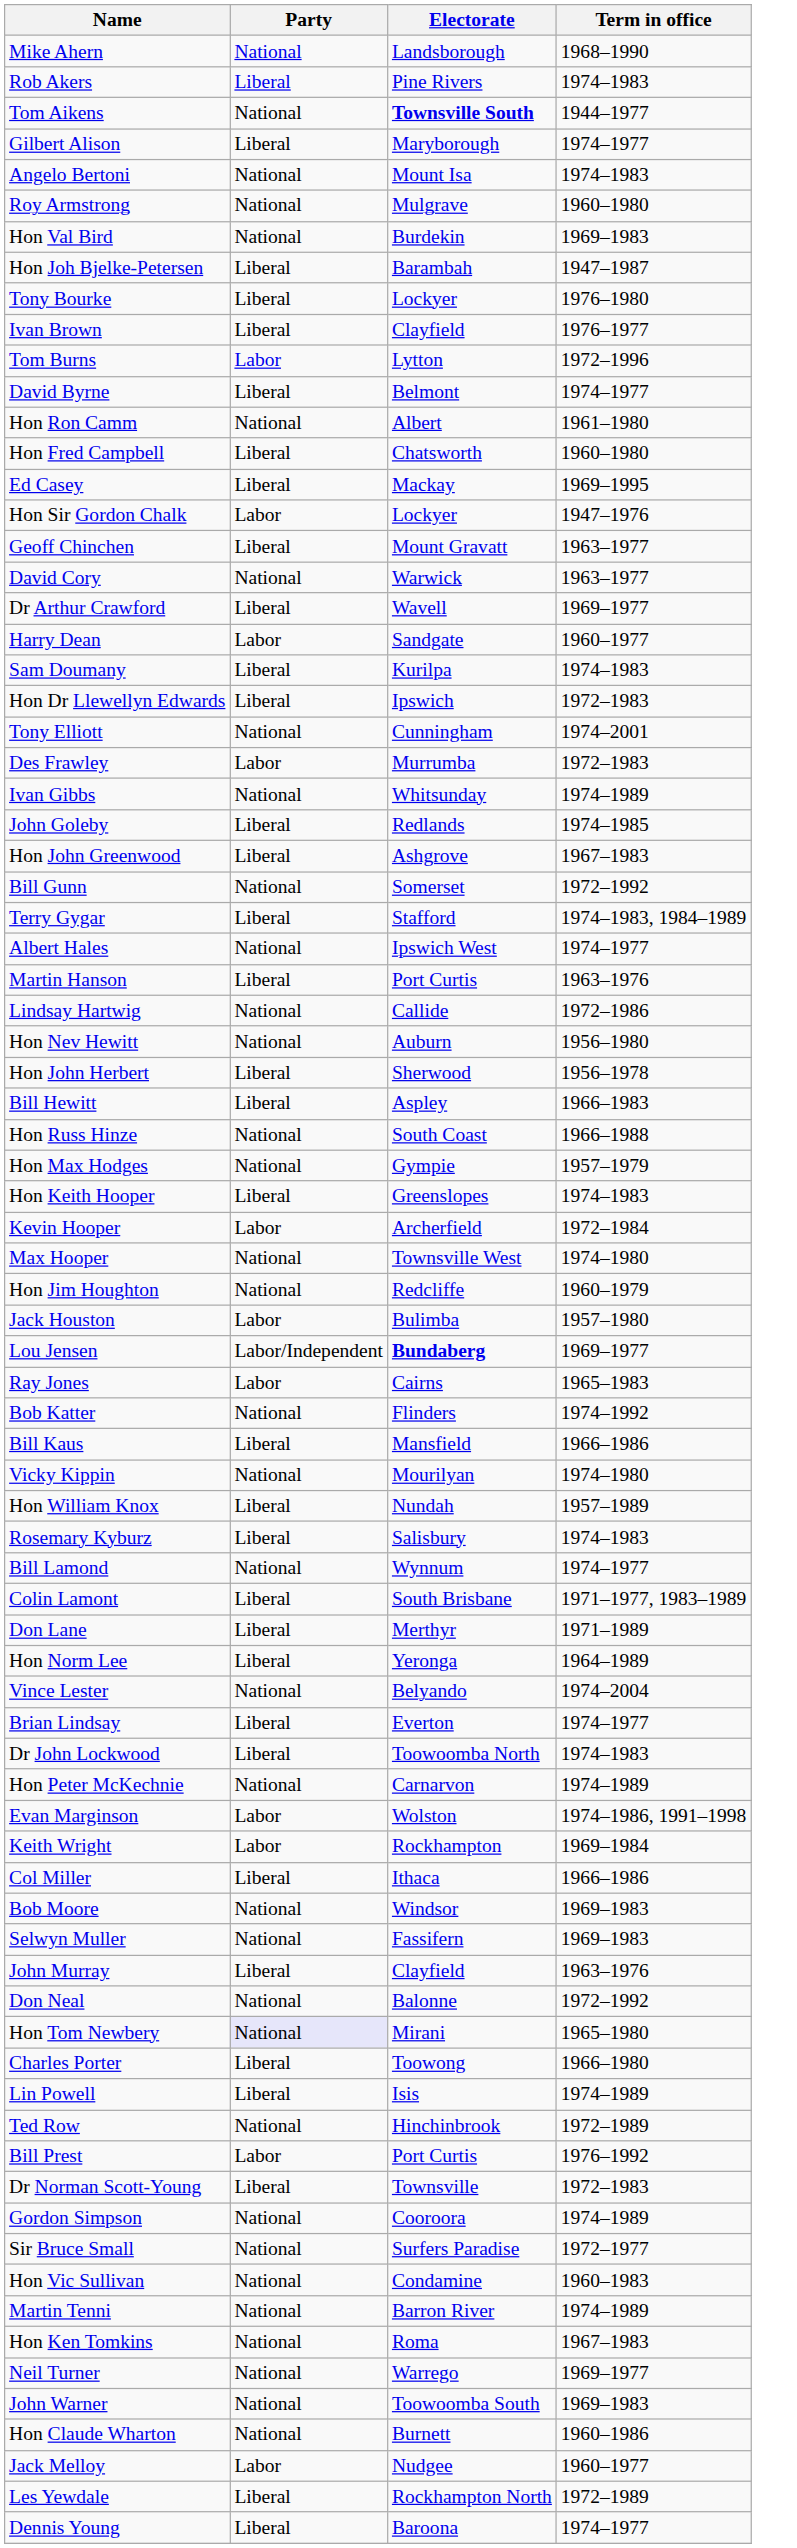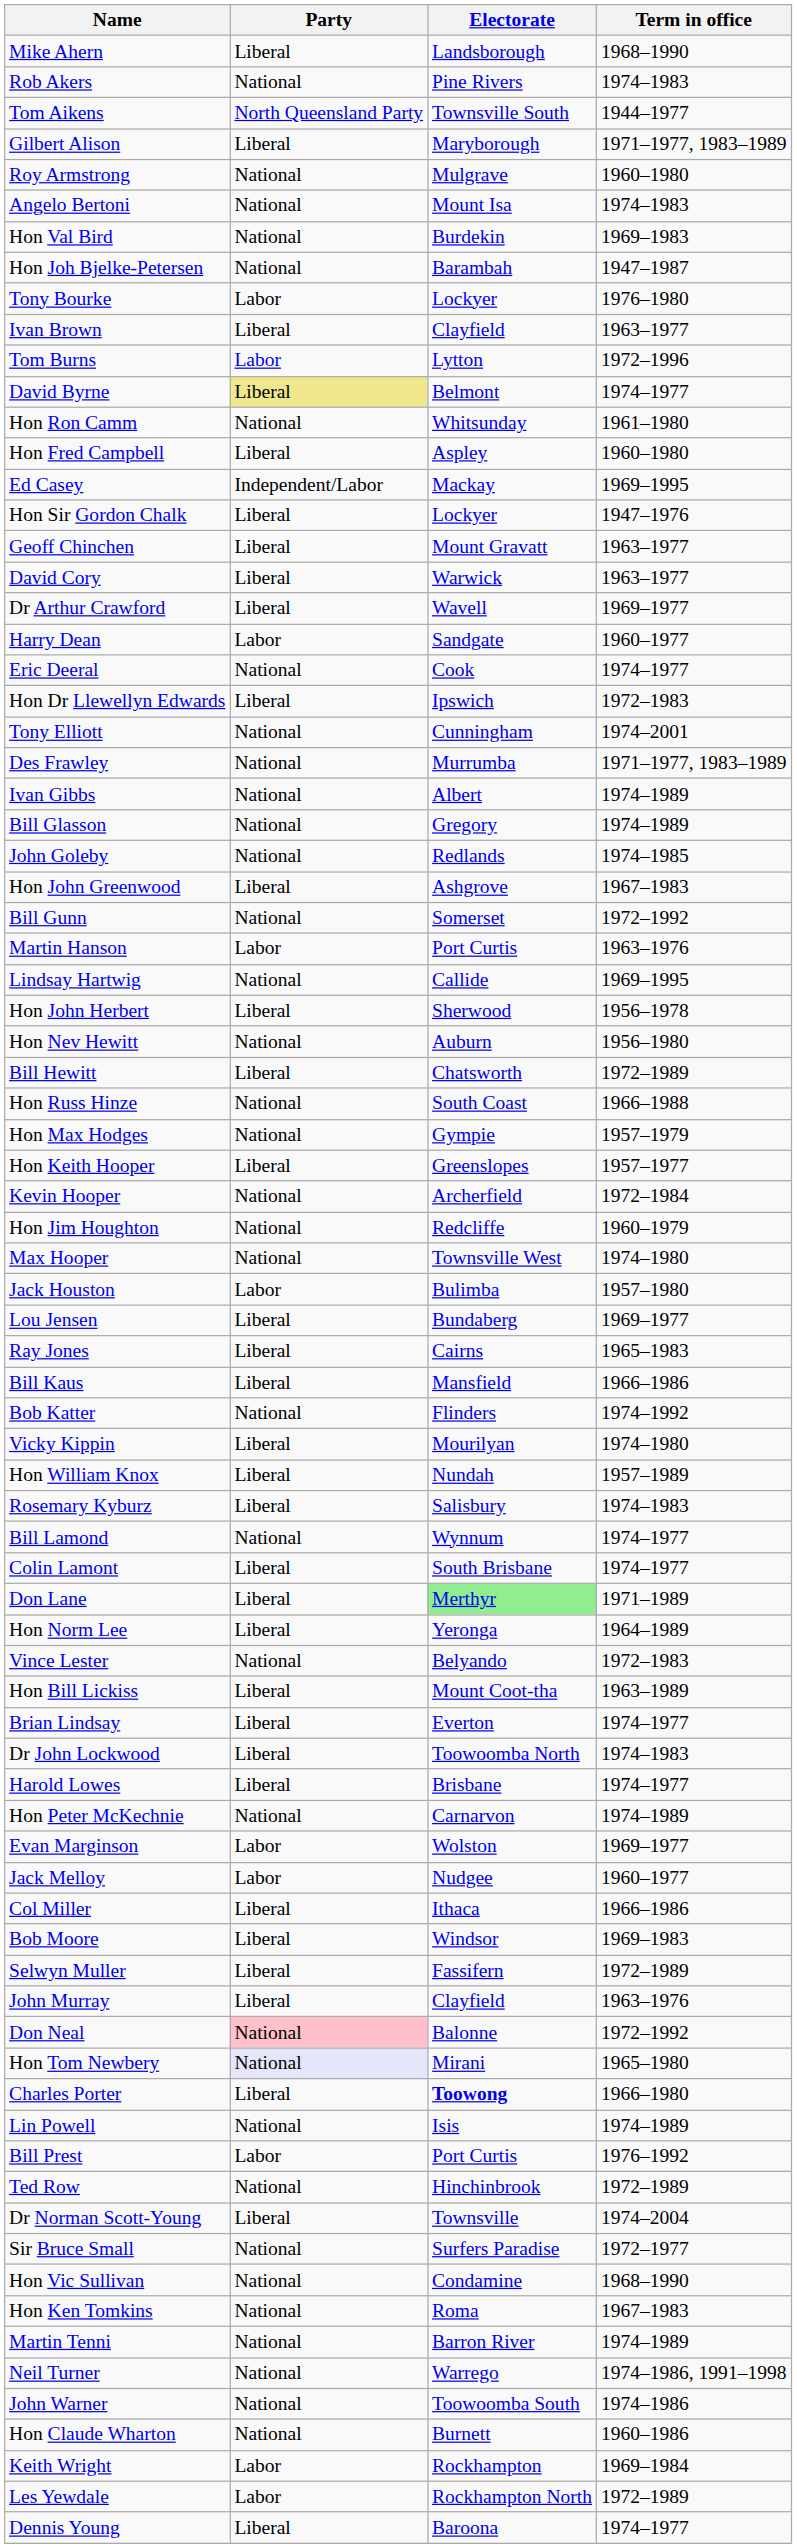(268, 50) National -> (263, 50) Liberal
(263, 81) Liberal -> (268, 81) National
(268, 112) National -> (329, 112) North Queensland Party
(463, 112) bold -> (501, 112) normal
(605, 143) 1974–1977 -> (694, 143) 1971–1977, 1983–1989
rows swapped: (70, 205) <-> (70, 174)
(263, 267) Liberal -> (268, 267) National
(263, 298) Liberal -> (258, 298) Labor
(605, 329) 1976–1977 -> (645, 329) 1963–1977
(263, 391) no background -> (263, 391) khaki background
(417, 422) Albert -> (479, 422) Whitsunday
(437, 453) Chatsworth -> (460, 453) Aspley
(263, 484) Liberal -> (309, 484) Independent/Labor
(258, 515) Labor -> (263, 515) Liberal
(268, 577) National -> (263, 577) Liberal
+ row: (54, 670)
- row: (67, 670)
(258, 762) Labor -> (268, 762) National
(605, 762) 1972–1983 -> (694, 762) 1971–1977, 1983–1989
(439, 793) Whitsunday -> (457, 793) Albert
+ row: (58, 824)
(263, 824) Liberal -> (268, 855) National
- row: (57, 917)
- row: (59, 948)
(263, 979) Liberal -> (258, 948) Labor
(605, 1010) 1972–1986 -> (645, 979) 1969–1995
rows swapped: (79, 1072) <-> (74, 1041)
(420, 1103) Aspley -> (477, 1072) Chatsworth
(605, 1103) 1966–1983 -> (645, 1072) 1972–1989
(605, 1196) 1974–1983 -> (645, 1165) 1957–1977
(258, 1227) Labor -> (268, 1196) National
rows swapped: (59, 1258) <-> (84, 1289)
(309, 1351) Labor/Independent -> (263, 1320) Liberal
(439, 1351) bold -> (475, 1320) normal
(258, 1382) Labor -> (263, 1351) Liberal
rows swapped: (52, 1413) <-> (46, 1444)
(268, 1474) National -> (263, 1444) Liberal
(654, 1598) 1971–1977, 1983–1989 -> (645, 1567) 1974–1977
(424, 1629) no background -> (464, 1598) lightgreen background
(605, 1691) 1974–2004 -> (645, 1660) 1972–1983
+ row: (74, 1691)
+ row: (65, 1784)
(654, 1815) 1974–1986, 1991–1998 -> (645, 1846) 1969–1977
rows swapped: (57, 2465) <-> (60, 1846)
(268, 1908) National -> (263, 1939) Liberal
(268, 1939) National -> (263, 1970) Liberal
(605, 1939) 1969–1983 -> (645, 1970) 1972–1989
(268, 2001) no background -> (268, 2032) pink background
(429, 2063) normal -> (470, 2094) bold
(263, 2094) Liberal -> (268, 2125) National
rows swapped: (46, 2156) <-> (44, 2125)
(605, 2187) 1972–1983 -> (645, 2217) 1974–2004
- row: (76, 2217)
(605, 2279) 1960–1983 -> (645, 2279) 1968–1990
rows swapped: (60, 2310) <-> (81, 2341)
(605, 2372) 1969–1977 -> (694, 2372) 1974–1986, 1991–1998
(605, 2403) 1969–1983 -> (645, 2403) 1974–1986
(263, 2496) Liberal -> (258, 2496) Labor
